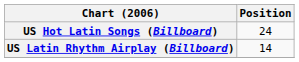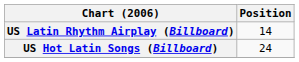rows swapped: (121, 31) <-> (121, 48)
